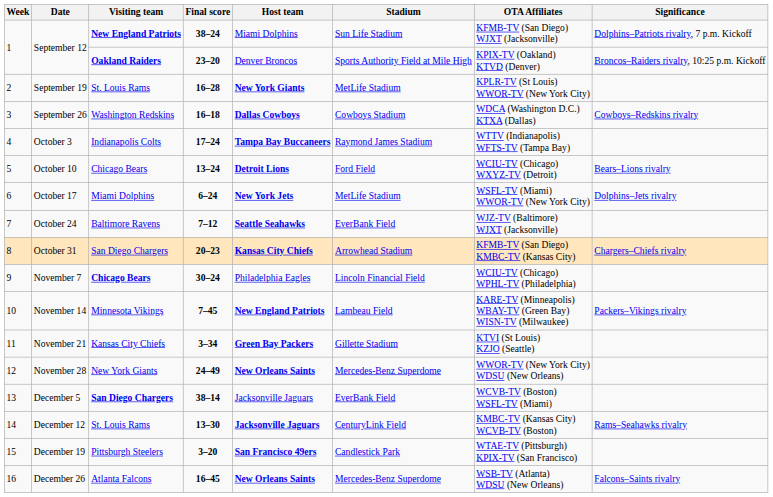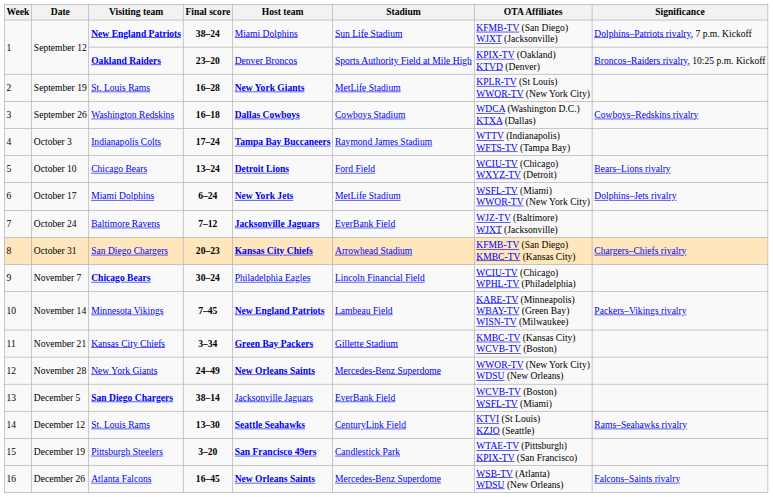(270, 223) Seattle Seahawks -> (277, 223) Jacksonville Jaguars
(508, 343) KTVI (St Louis) KZJO (Seattle) -> (526, 343) KMBC-TV (Kansas City) WCVB-TV (Boston)
(277, 425) Jacksonville Jaguars -> (270, 425) Seattle Seahawks
(526, 425) KMBC-TV (Kansas City) WCVB-TV (Boston) -> (508, 425) KTVI (St Louis) KZJO (Seattle)
